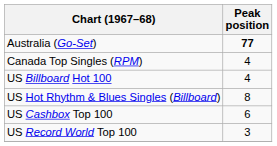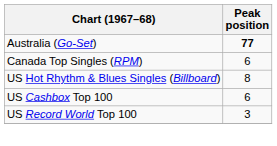(247, 61) 4 -> (247, 61) 6
- row: (59, 79)
